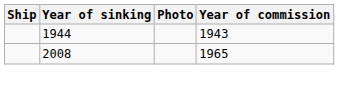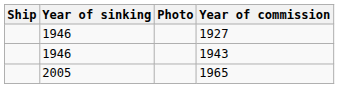+ row: (214, 34)
(57, 34) 1944 -> (57, 54) 1946
(57, 54) 2008 -> (57, 73) 2005
